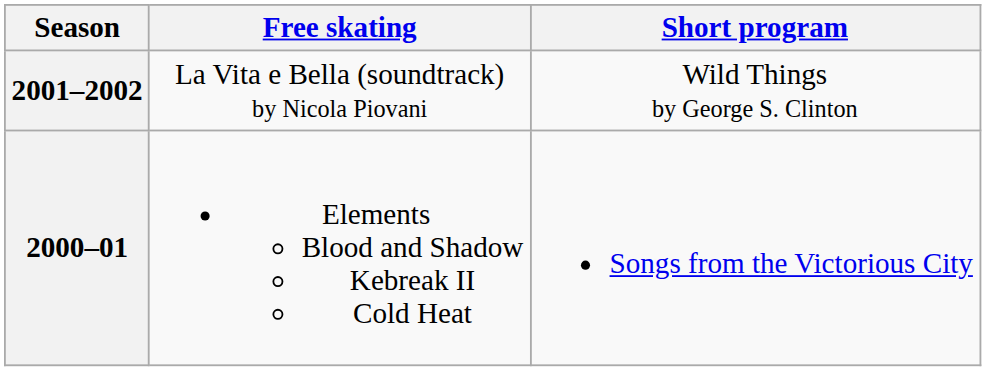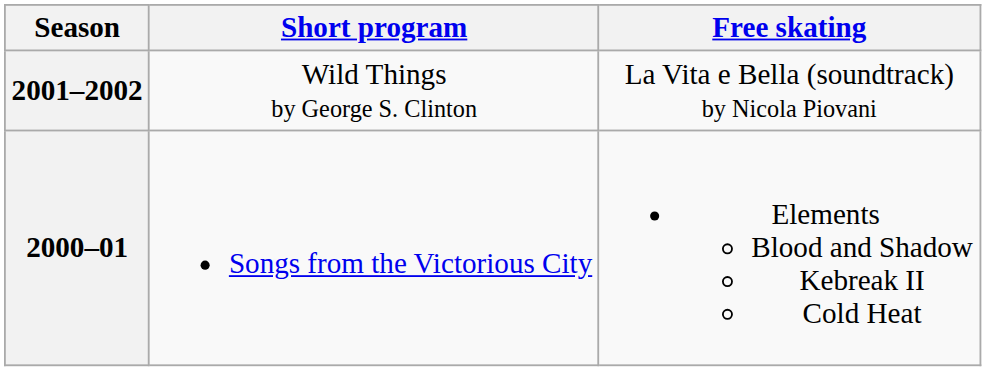columns swapped: (755, 27) <-> (340, 27)
